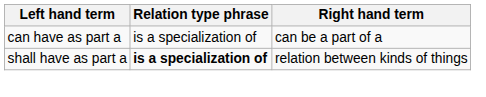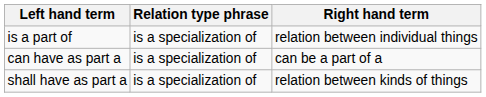+ row: (40, 37)
(200, 59) bold -> (195, 80) normal
